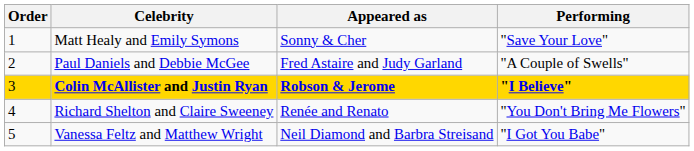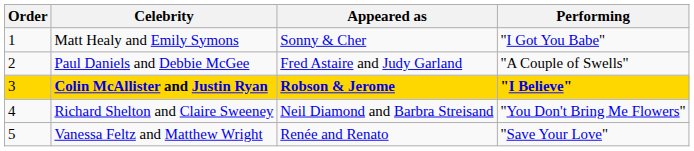(554, 39) "Save Your Love" -> (553, 39) "I Got You Babe"
(334, 110) Renée and Renato -> (387, 110) Neil Diamond and Barbra Streisand
(387, 134) Neil Diamond and Barbra Streisand -> (334, 134) Renée and Renato
(553, 134) "I Got You Babe" -> (554, 134) "Save Your Love"
